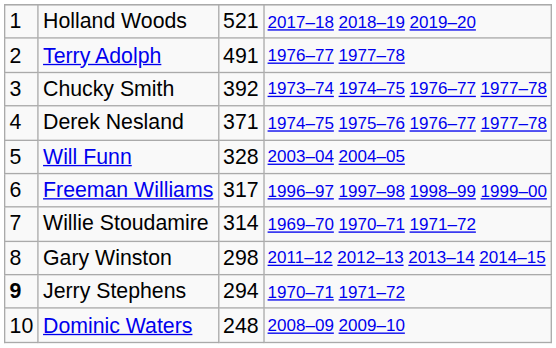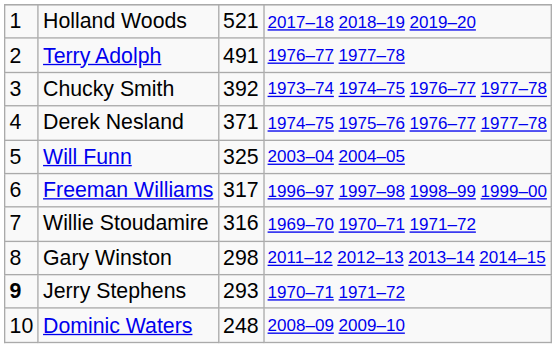(241, 156) 328 -> (241, 156) 325
(241, 223) 314 -> (241, 223) 316
(241, 291) 294 -> (241, 291) 293
